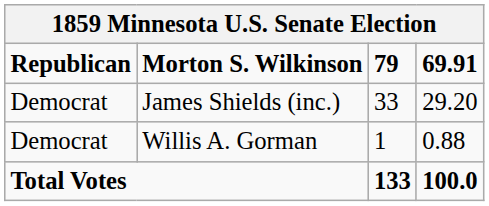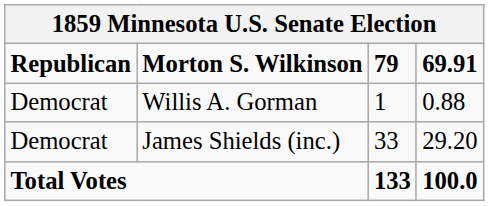rows swapped: (241, 102) <-> (230, 141)
